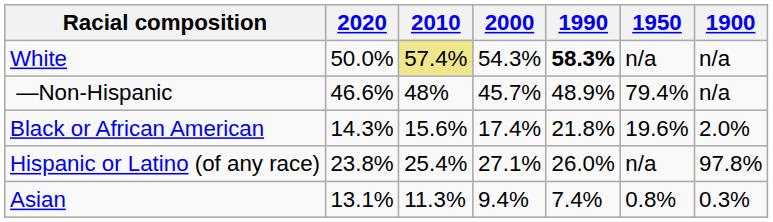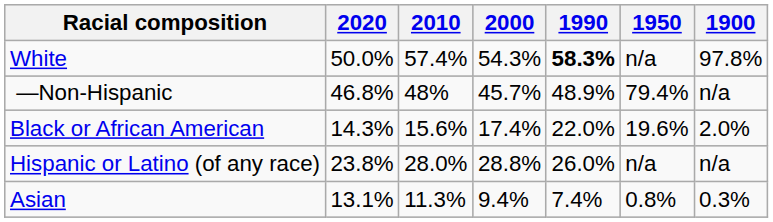(436, 58) khaki background -> (436, 58) no background
(715, 58) n/a -> (731, 58) 97.8%
(362, 93) 46.6% -> (362, 93) 46.8%
(583, 129) 21.8% -> (583, 129) 22.0%
(436, 164) 25.4% -> (436, 164) 28.0%
(510, 164) 27.1% -> (510, 164) 28.8%
(731, 164) 97.8% -> (715, 164) n/a
